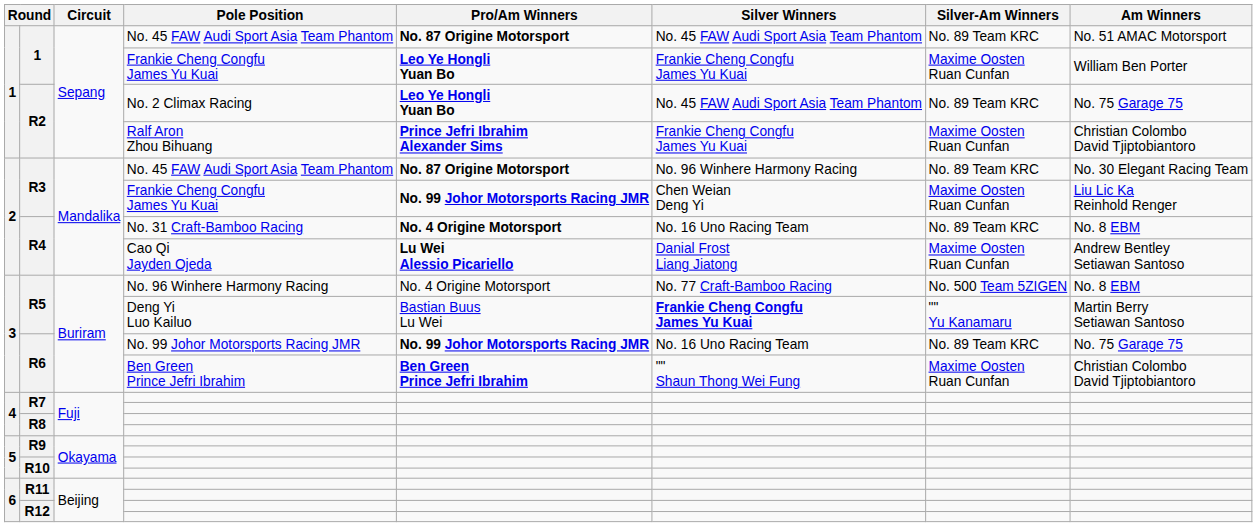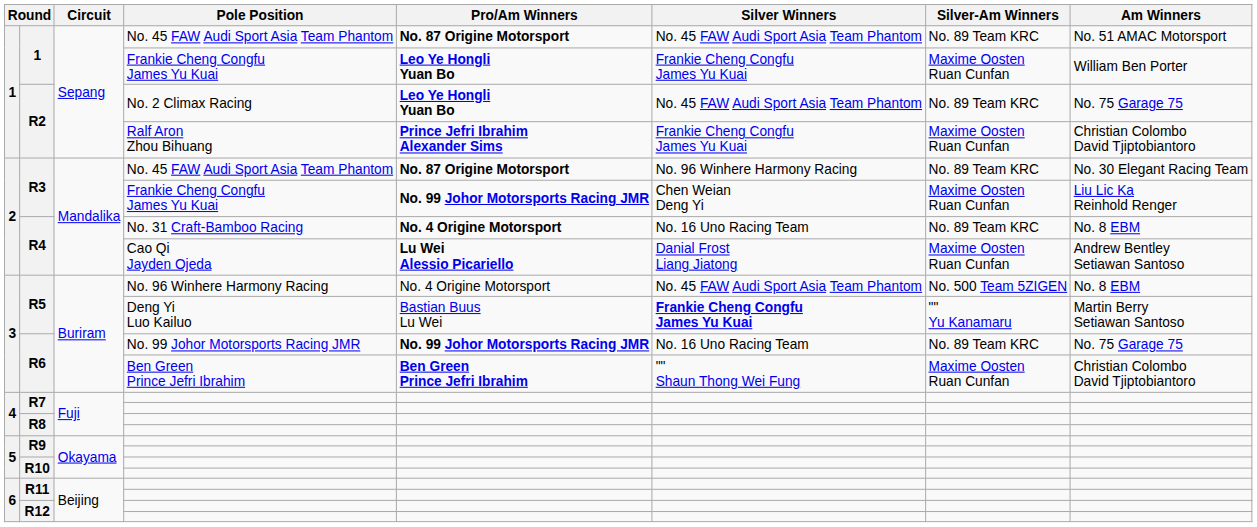(744, 286) No. 77 Craft-Bamboo Racing -> (789, 286) No. 45 FAW Audi Sport Asia Team Phantom
